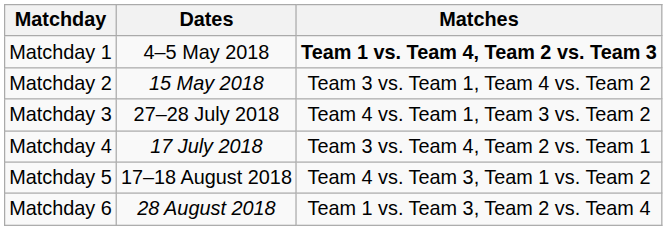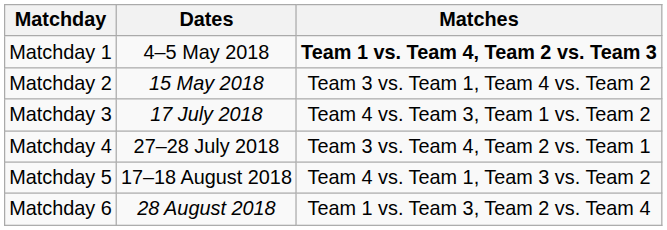(206, 114) 27–28 July 2018 -> (206, 114) 17 July 2018
(479, 114) Team 4 vs. Team 1, Team 3 vs. Team 2 -> (479, 114) Team 4 vs. Team 3, Team 1 vs. Team 2
(206, 146) 17 July 2018 -> (206, 146) 27–28 July 2018
(479, 177) Team 4 vs. Team 3, Team 1 vs. Team 2 -> (479, 177) Team 4 vs. Team 1, Team 3 vs. Team 2
